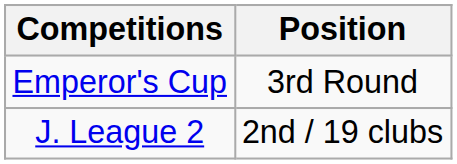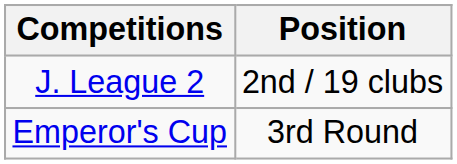rows swapped: (120, 132) <-> (120, 81)
